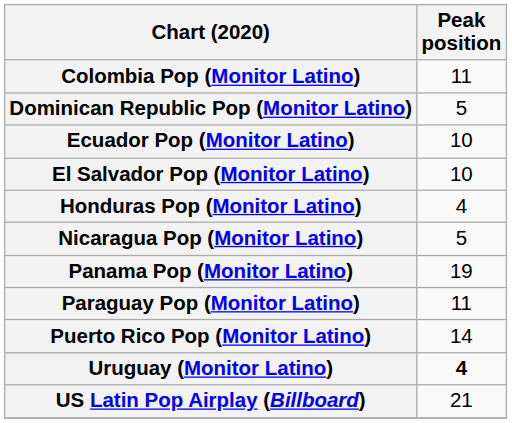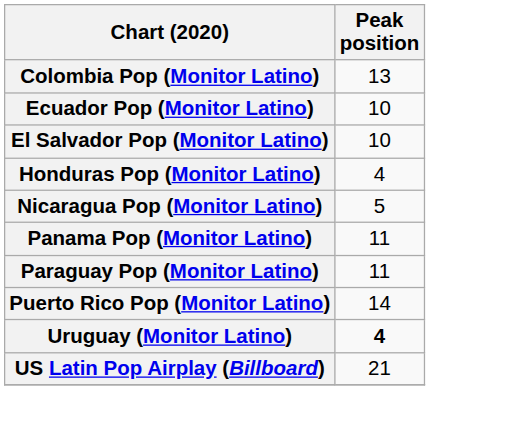(461, 76) 11 -> (379, 76) 13
- row: (211, 108)
(461, 271) 19 -> (379, 238) 11
